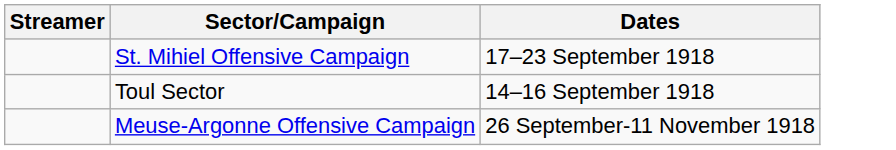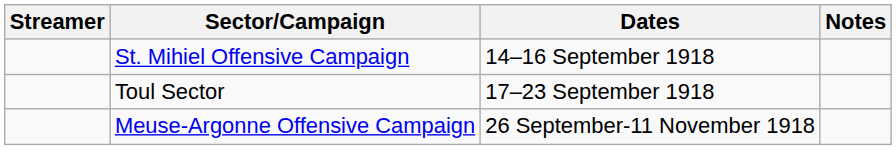+ column: (856, 21)
(600, 56) 17–23 September 1918 -> (600, 56) 14–16 September 1918
(600, 91) 14–16 September 1918 -> (600, 91) 17–23 September 1918
